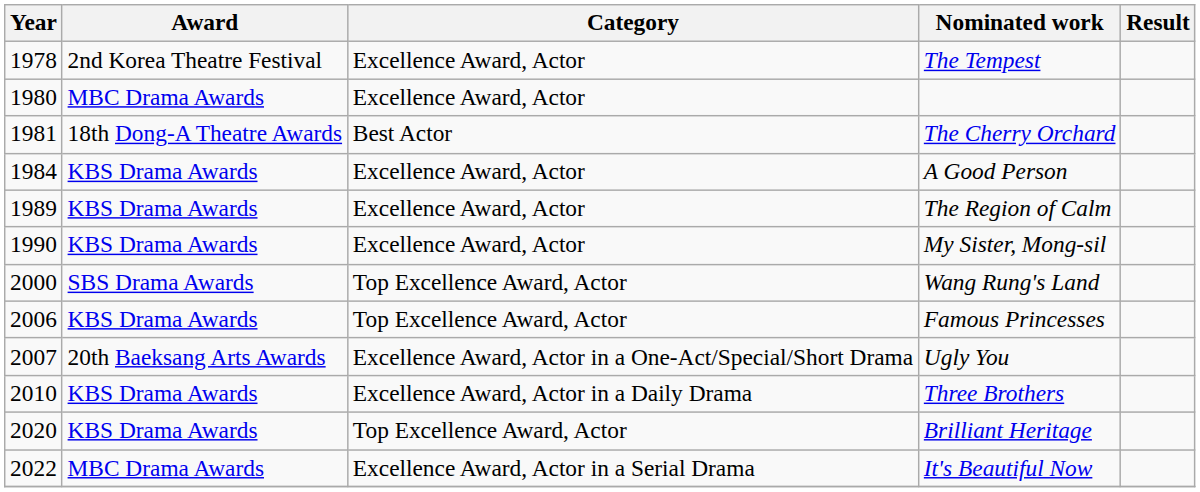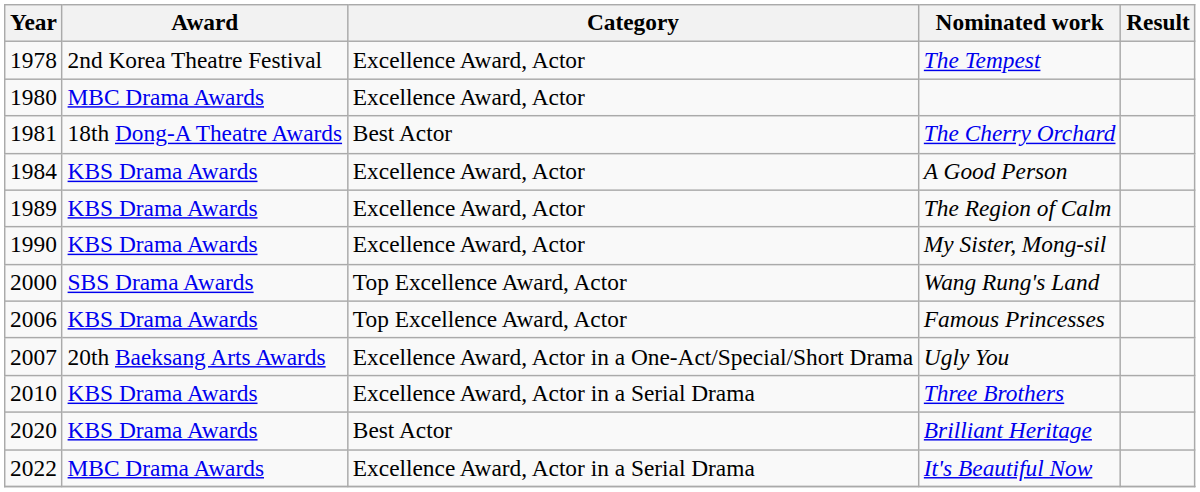(553, 393) Excellence Award, Actor in a Daily Drama -> (554, 393) Excellence Award, Actor in a Serial Drama
(490, 430) Top Excellence Award, Actor -> (402, 430) Best Actor
